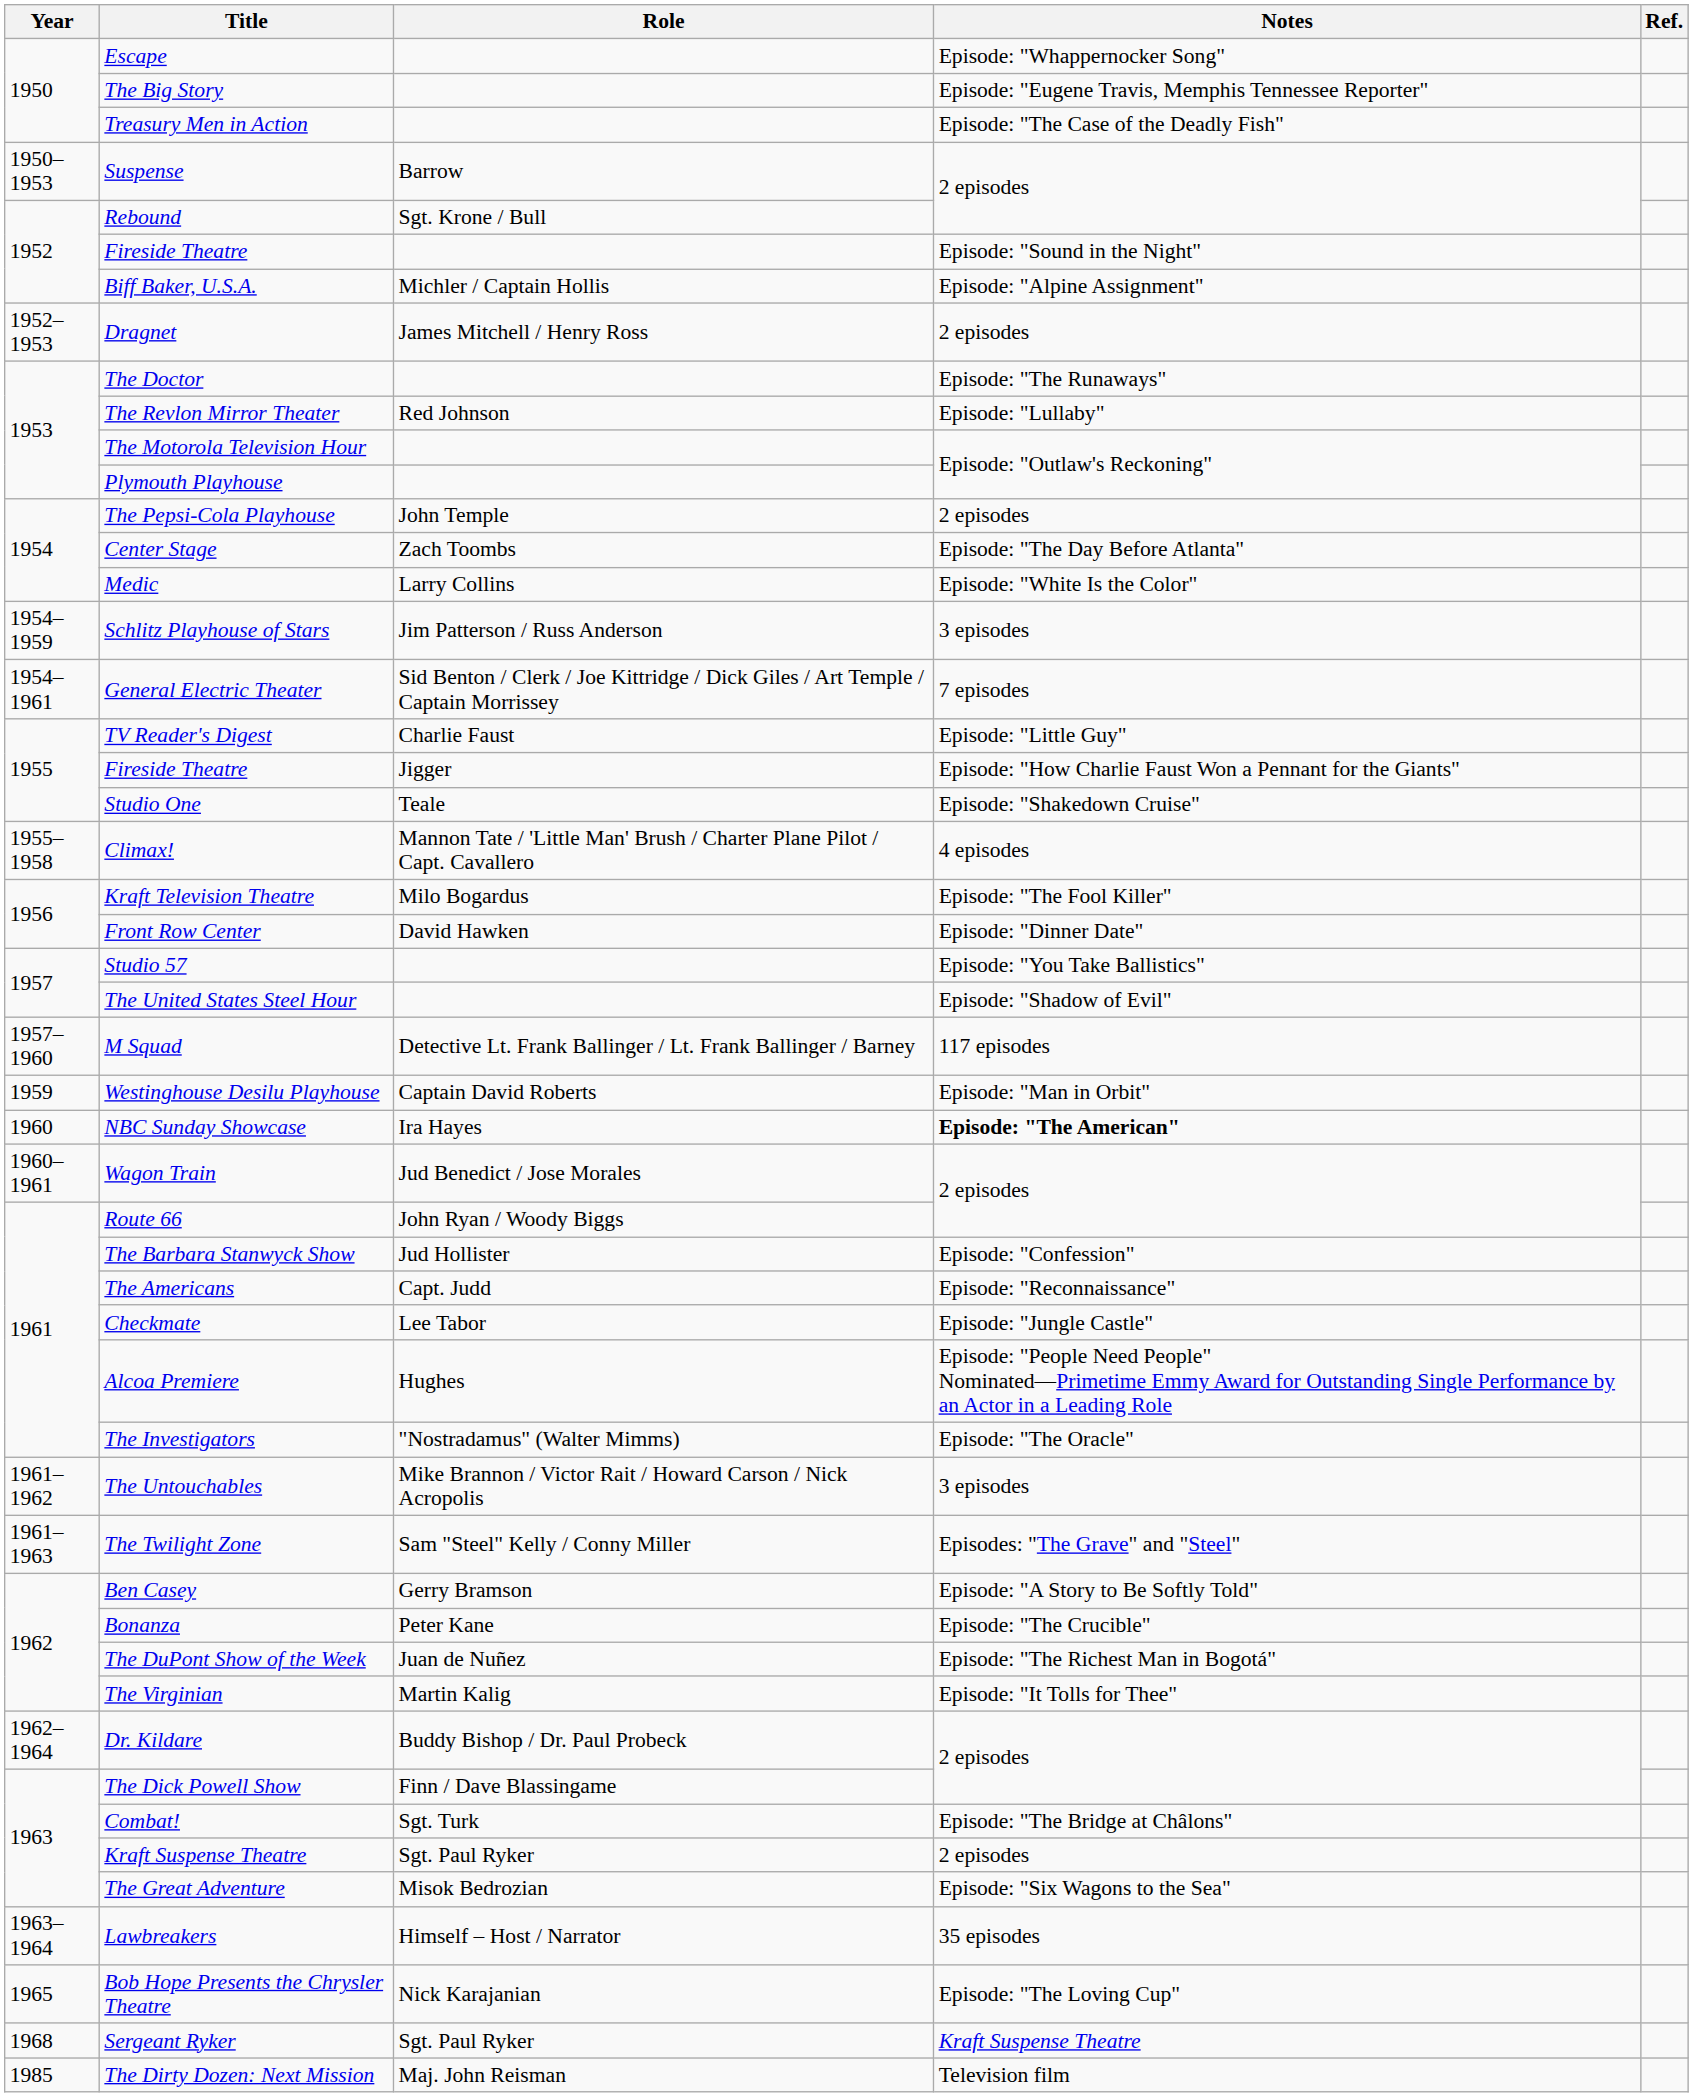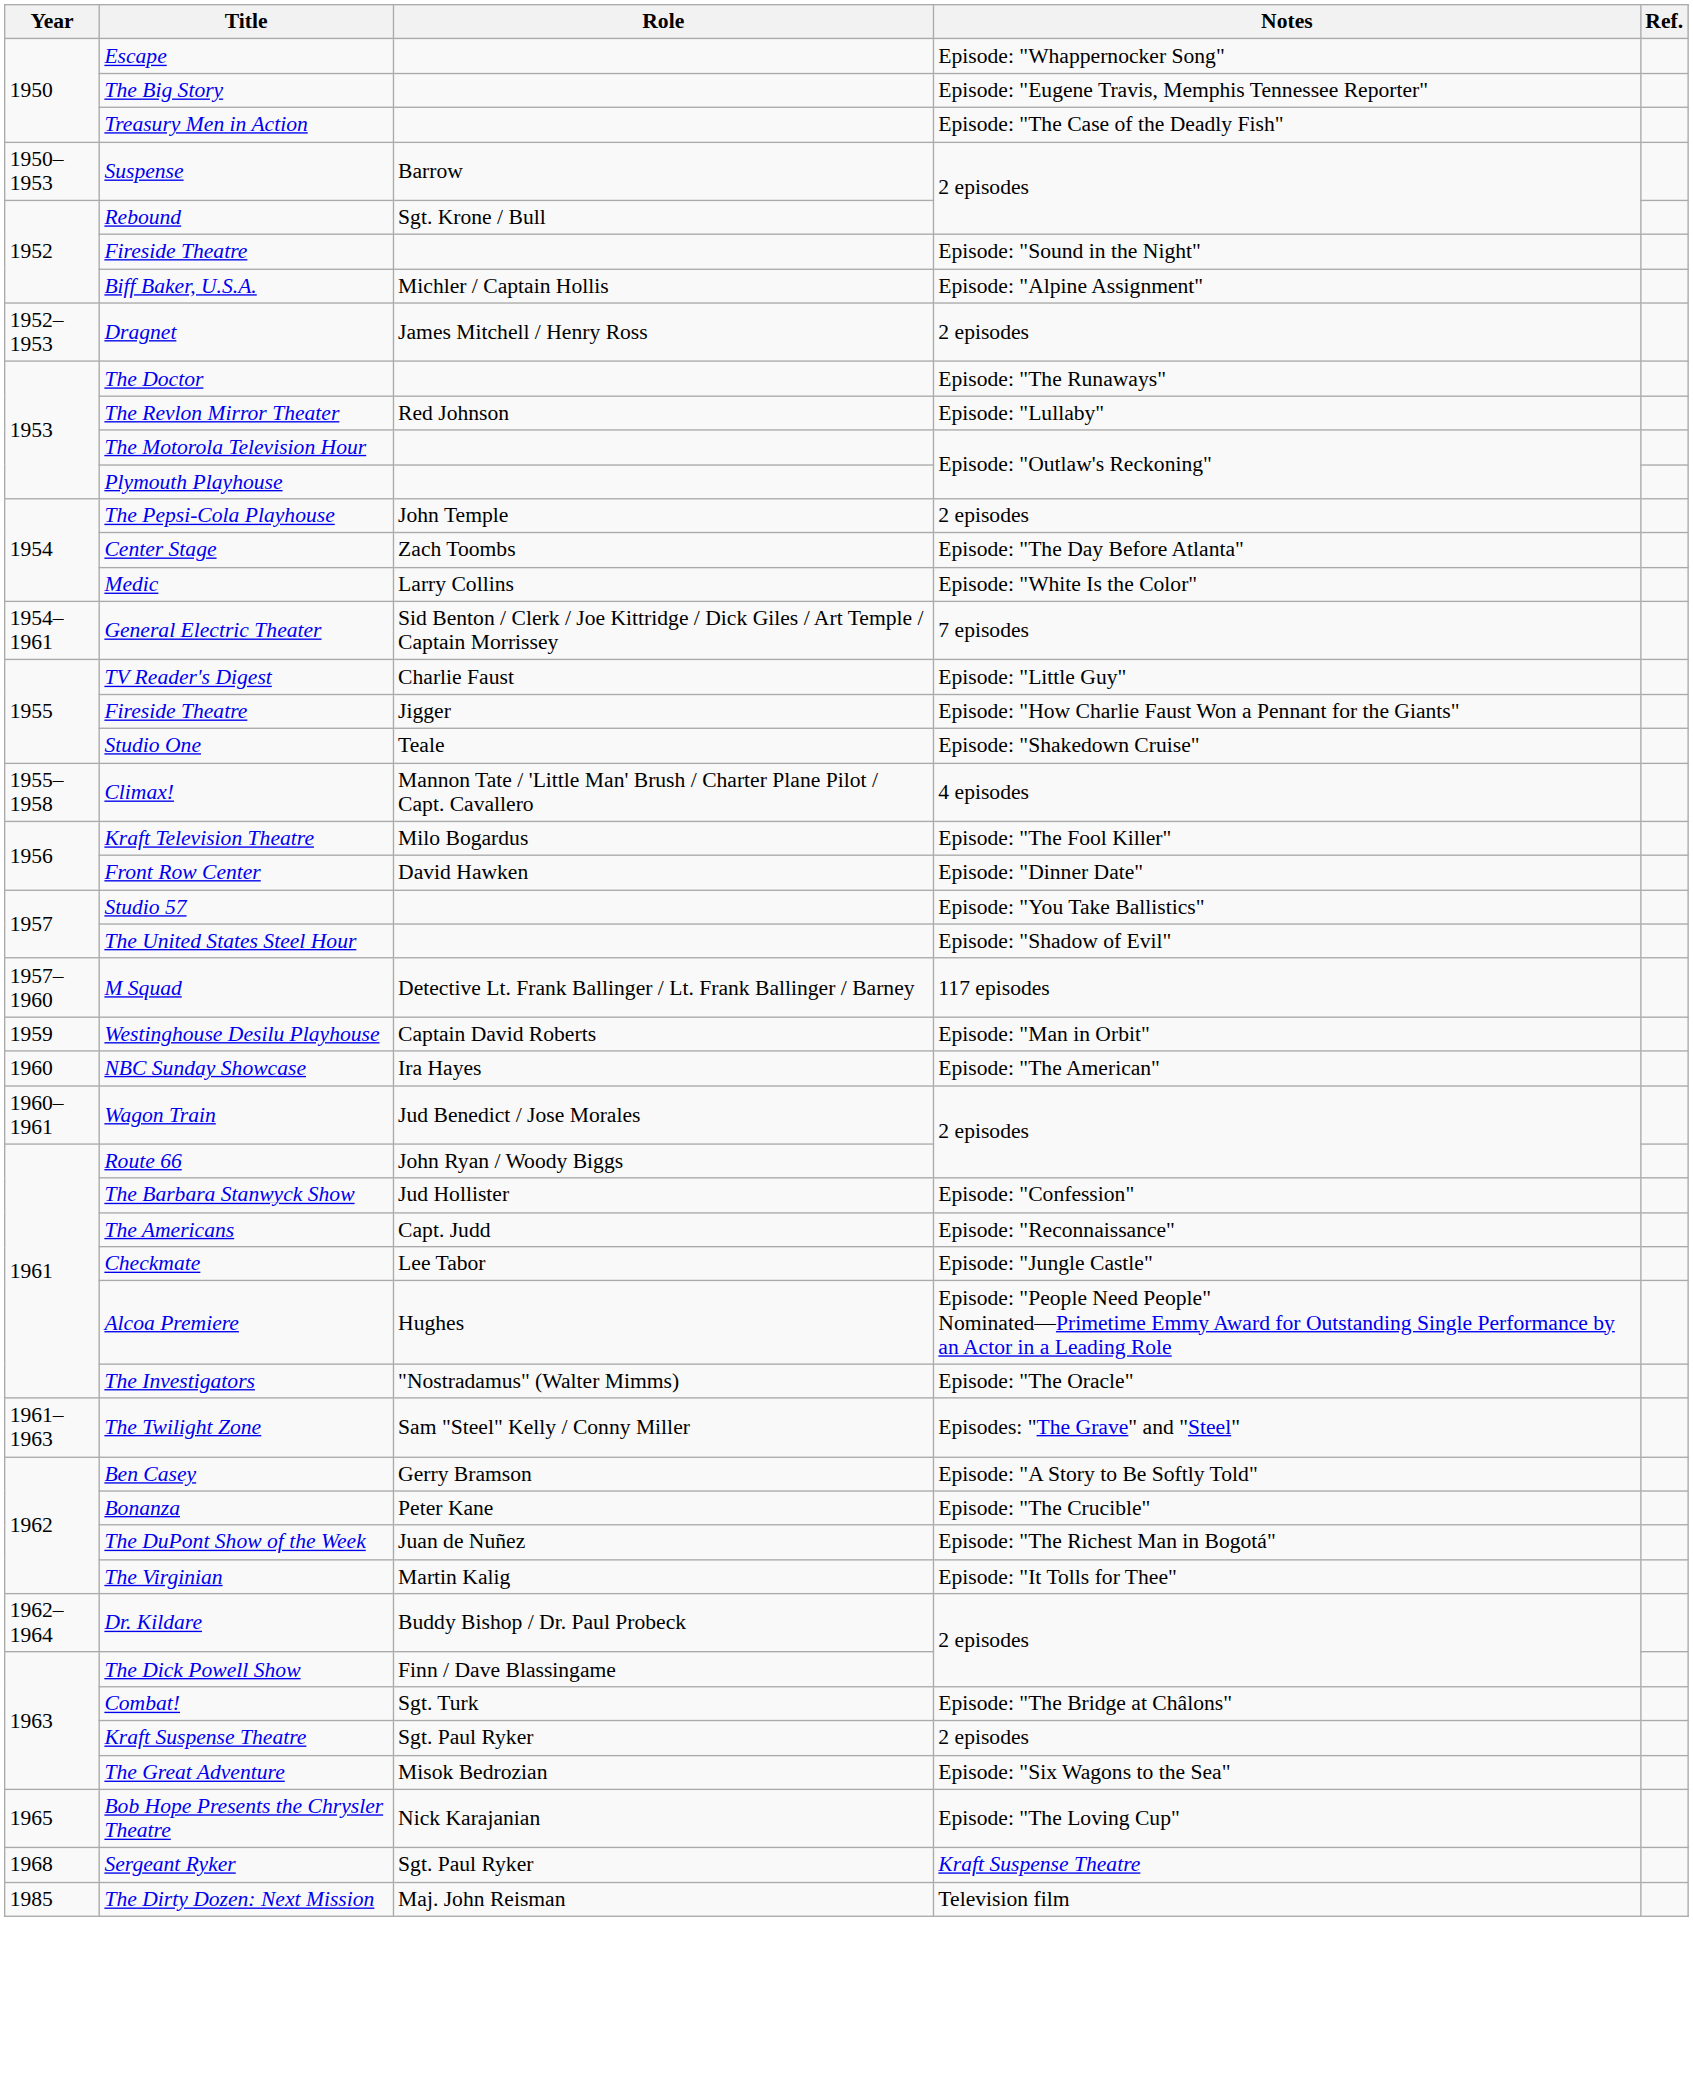- row: (217, 630)
(1059, 1126) bold -> (1049, 1068) normal
- row: (183, 1485)
- row: (160, 1935)
